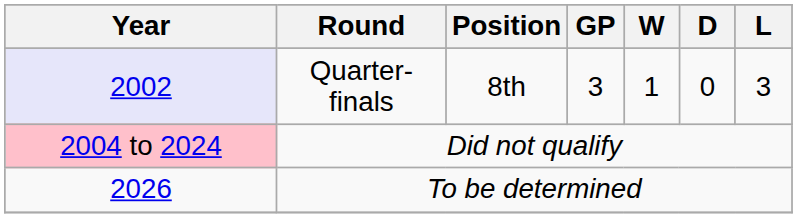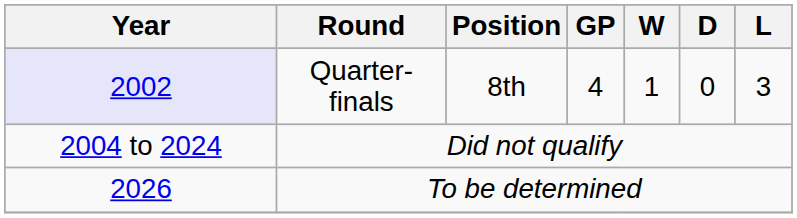(596, 85) 3 -> (596, 85) 4
(141, 145) pink background -> (141, 145) no background
